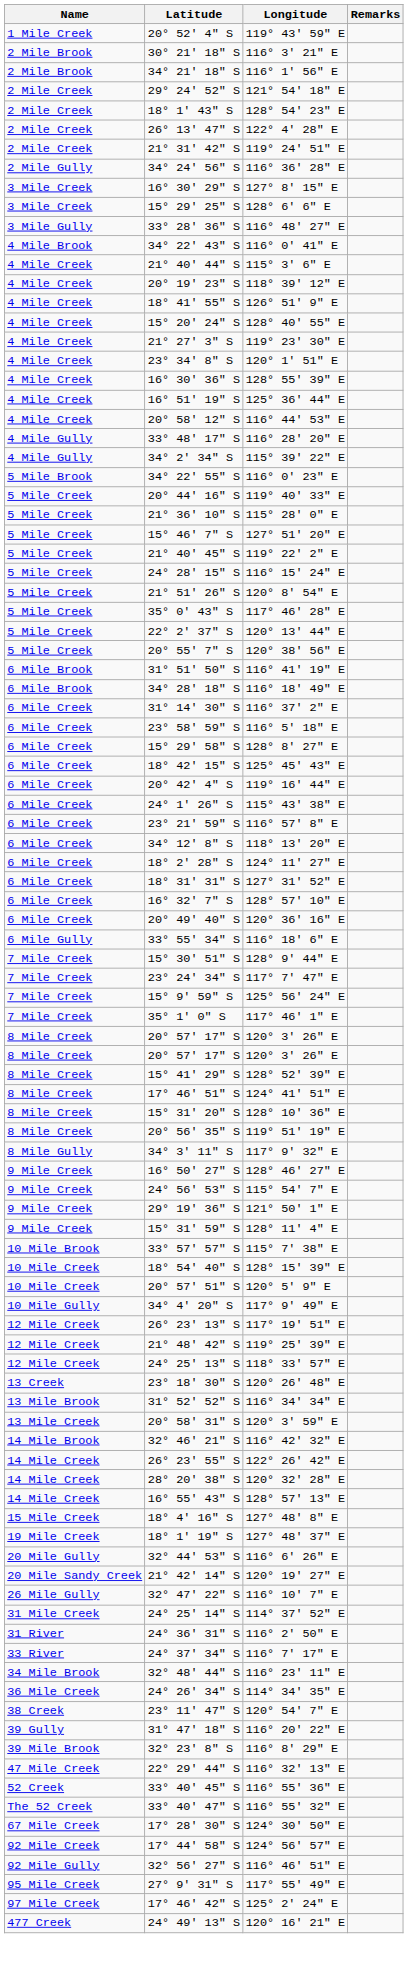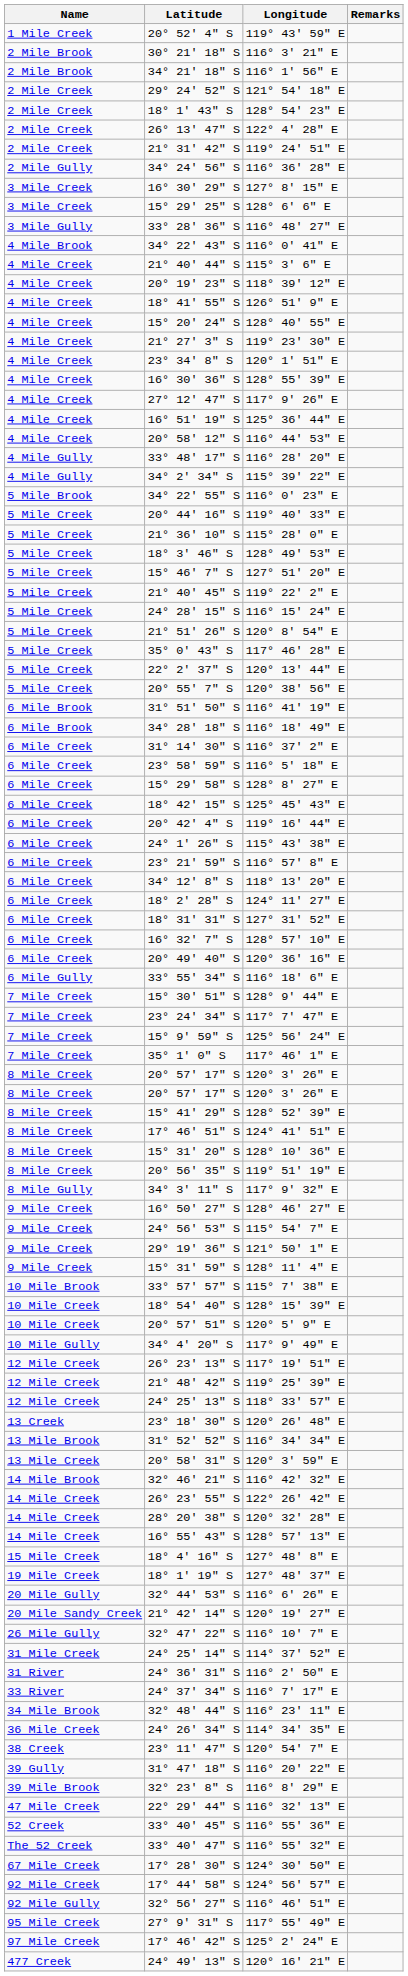+ row: (194, 400)
+ row: (190, 554)
